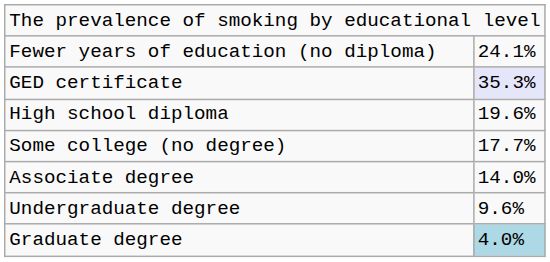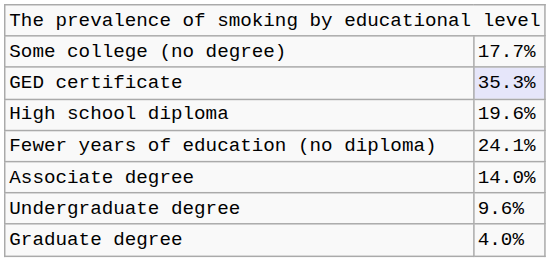rows swapped: (223, 52) <-> (148, 146)
(501, 240) lightblue background -> (501, 240) no background
